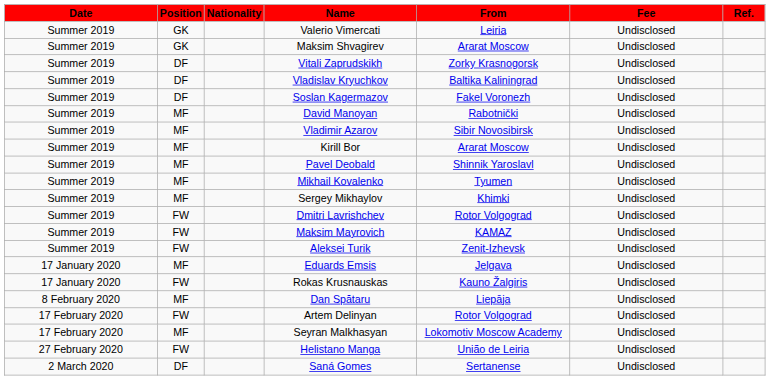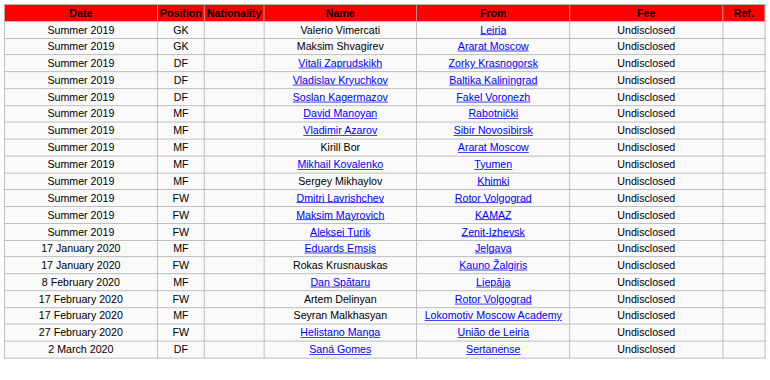- row: (340, 165)
